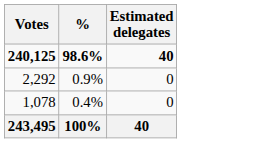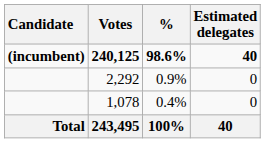+ column: (41, 24)
